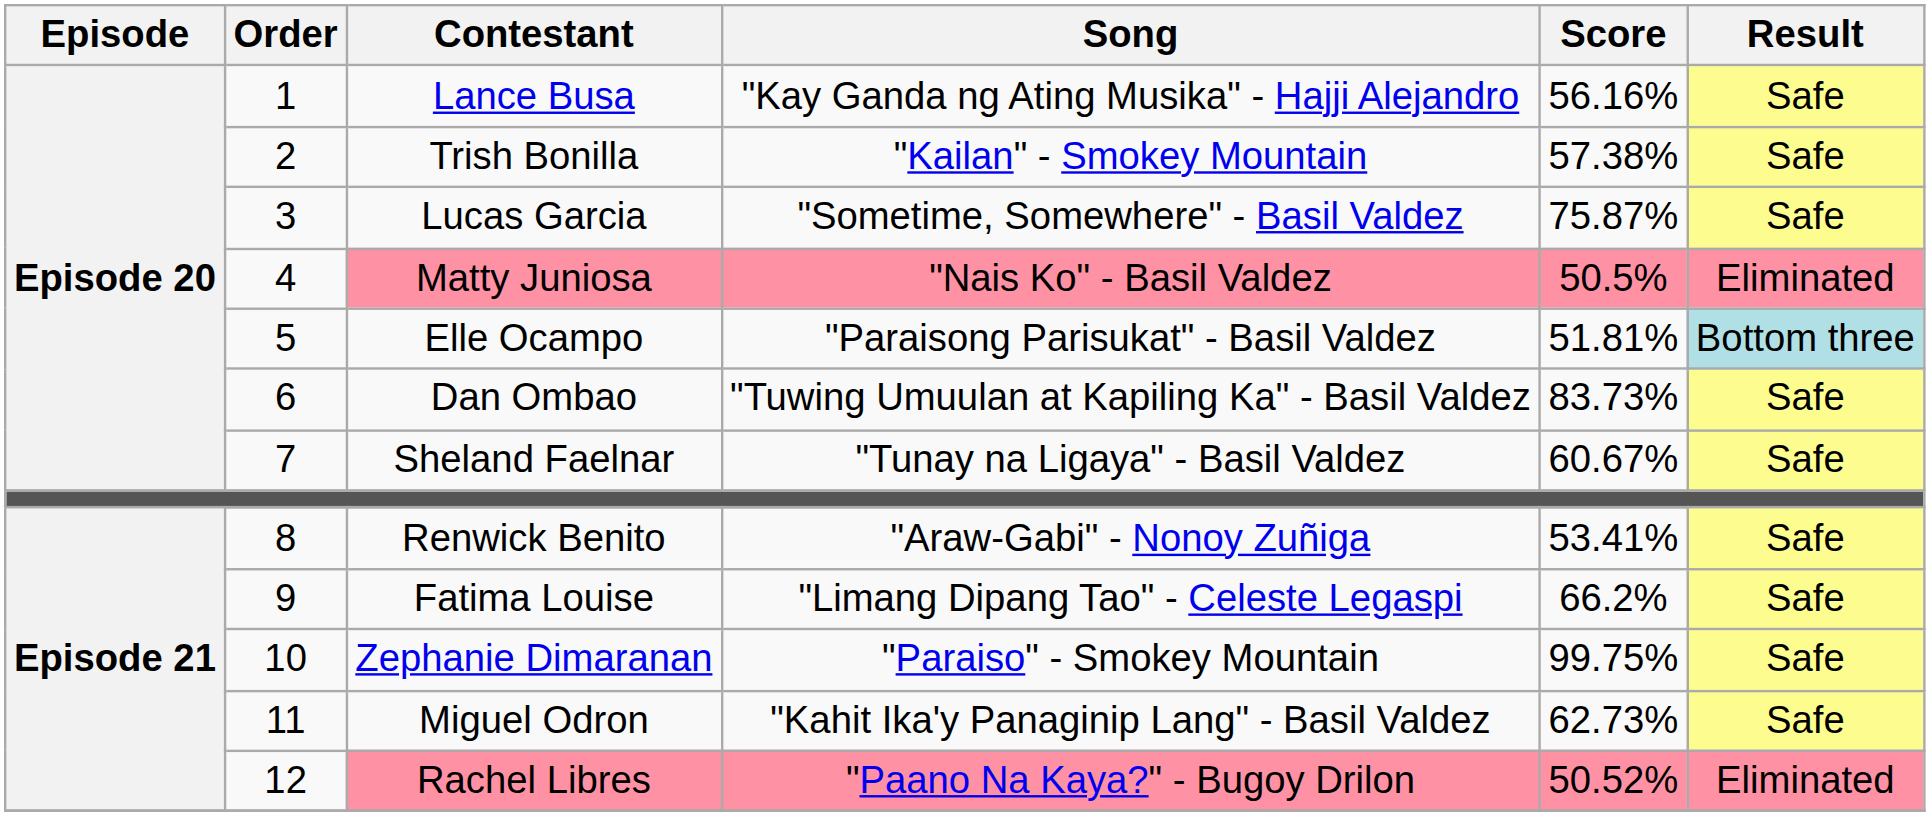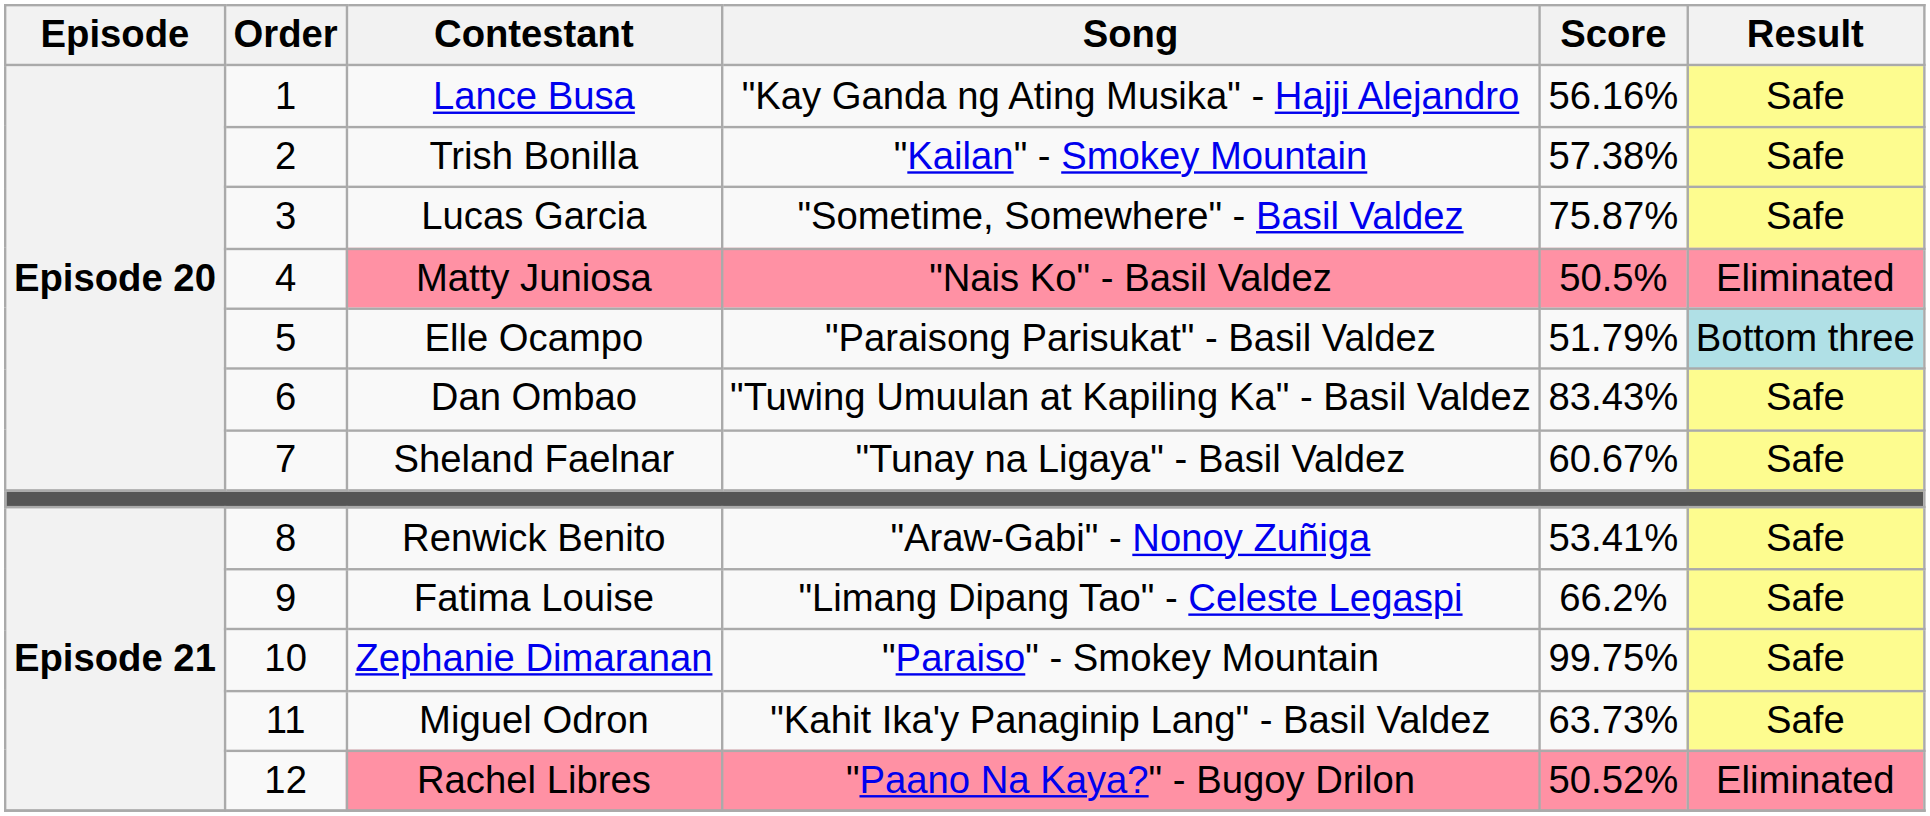(1613, 338) 51.81% -> (1613, 338) 51.79%
(1613, 398) 83.73% -> (1613, 398) 83.43%
(1613, 719) 62.73% -> (1613, 719) 63.73%
